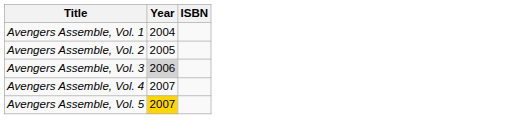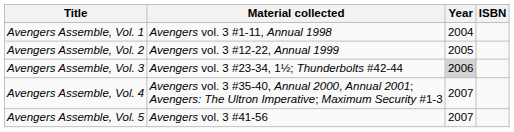+ column: (296, 13)
(162, 104) gold background -> (461, 117) no background
